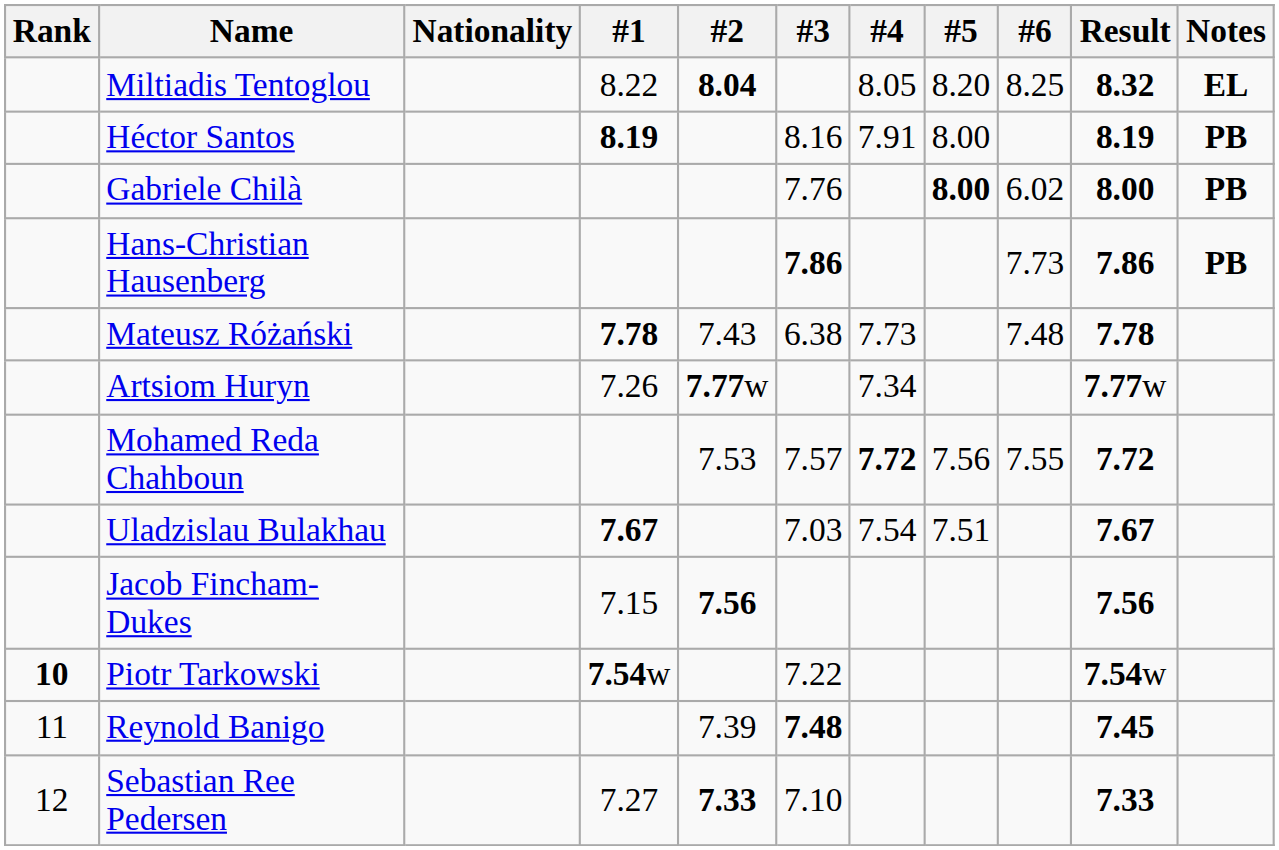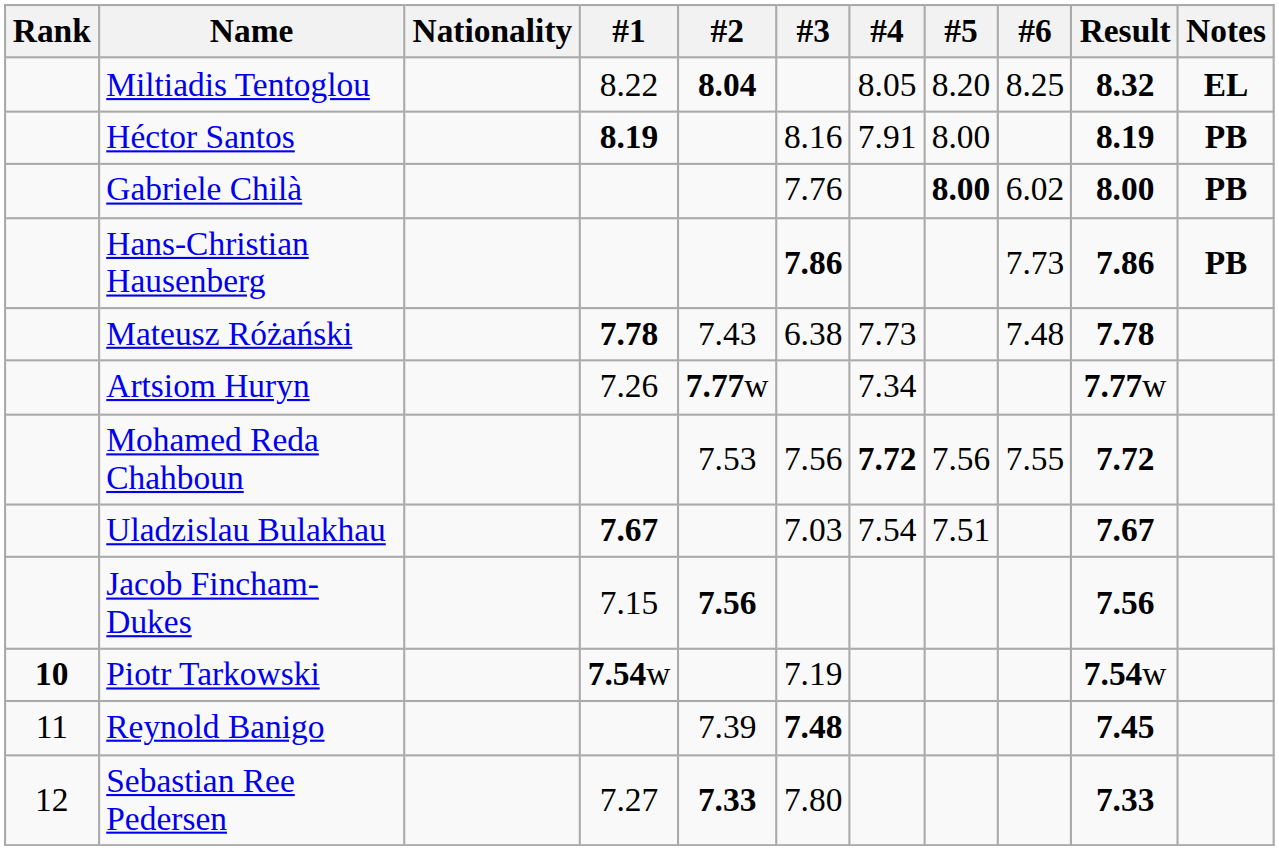(813, 458) 7.57 -> (813, 458) 7.56
(813, 674) 7.22 -> (813, 674) 7.19
(813, 799) 7.10 -> (813, 799) 7.80
